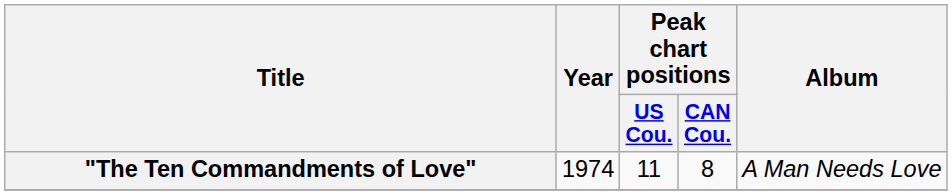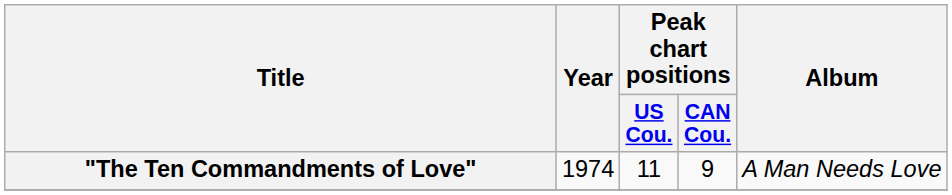(708, 170) 8 -> (708, 170) 9
